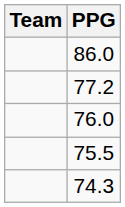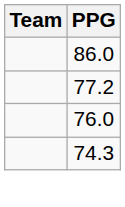- row: (94, 152)
